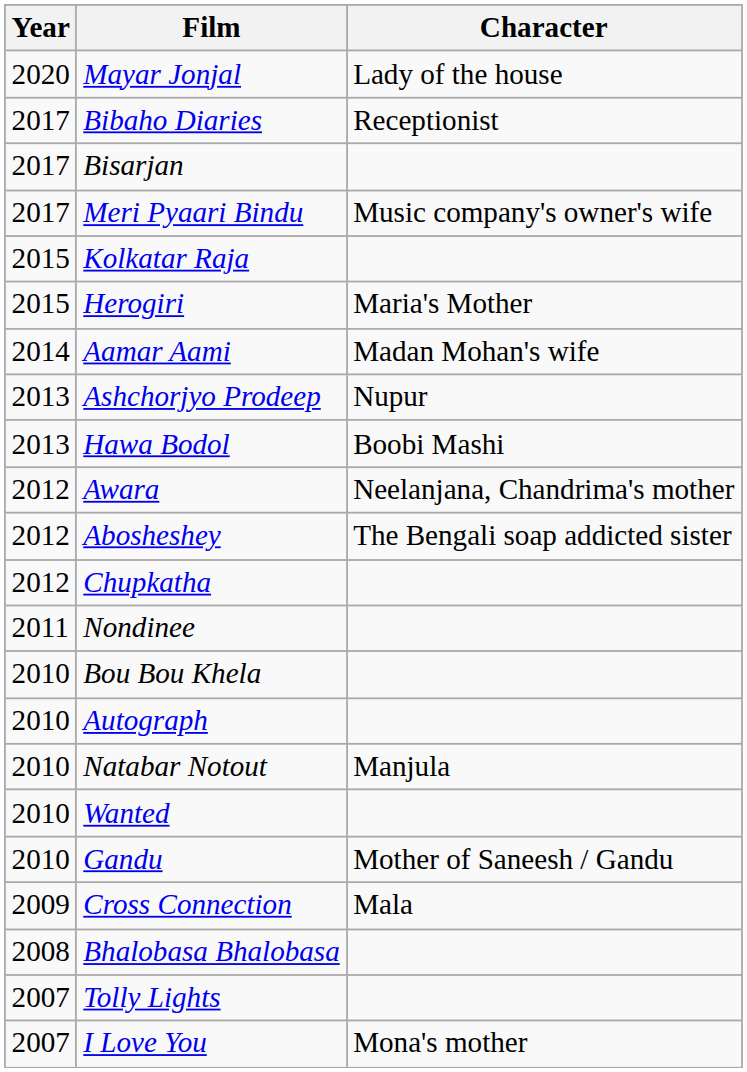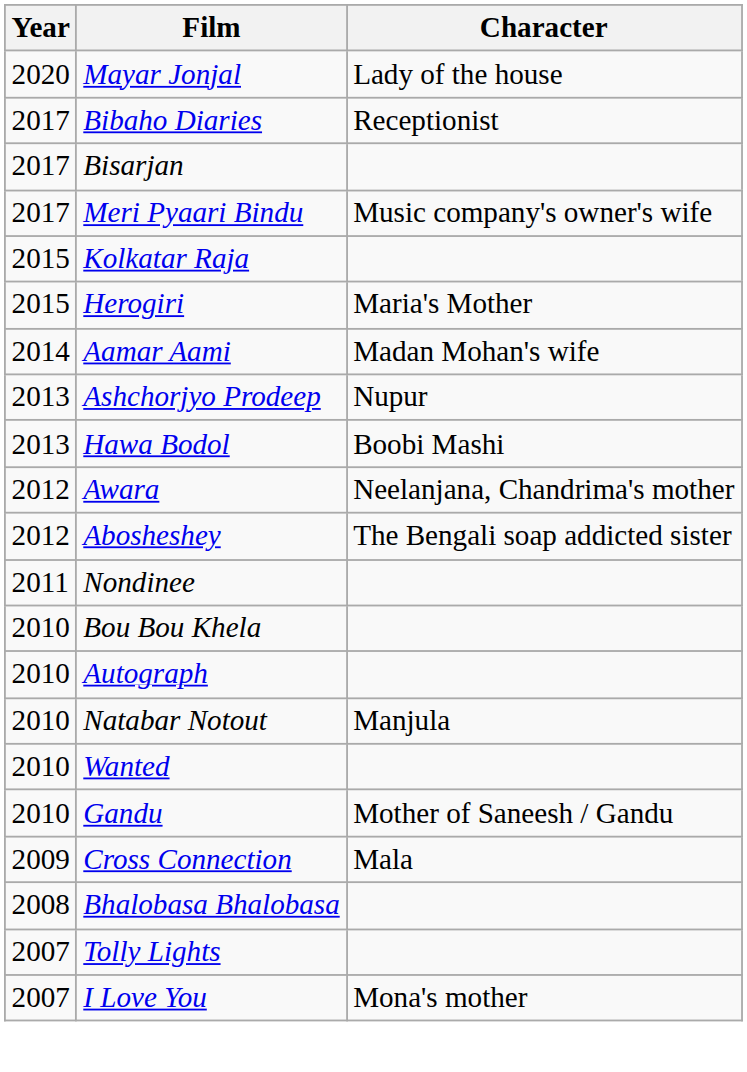- row: (147, 581)
